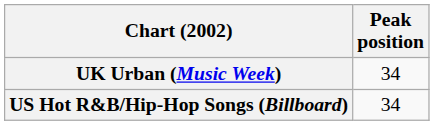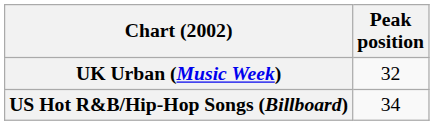(391, 73) 34 -> (391, 73) 32
